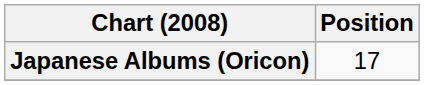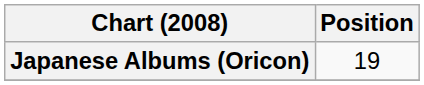(367, 60) 17 -> (367, 60) 19
